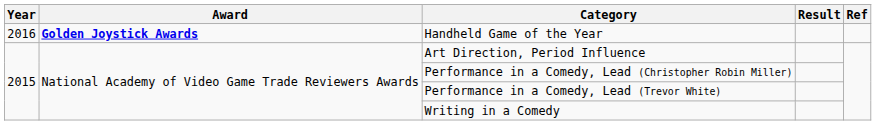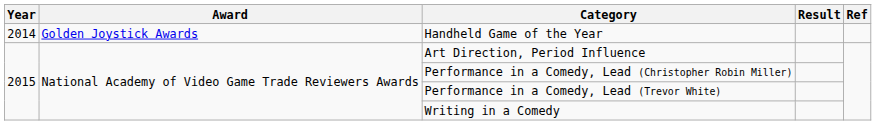(22, 33) 2016 -> (22, 33) 2014
(120, 33) bold -> (120, 33) normal
